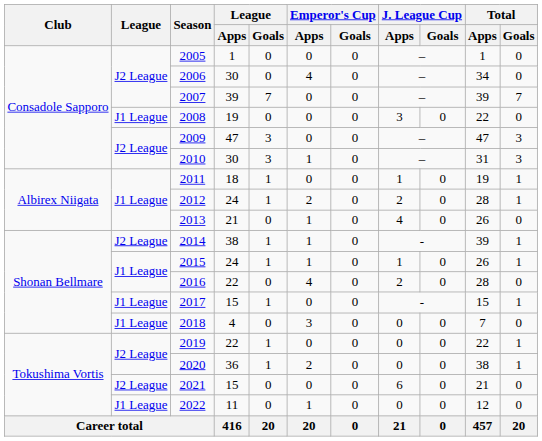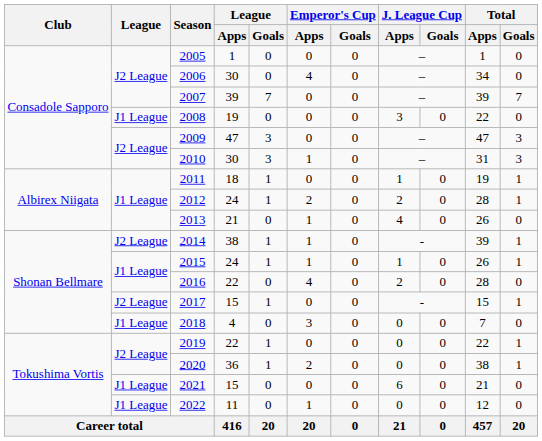(141, 302) J1 League -> (141, 302) J2 League
(141, 384) J2 League -> (141, 384) J1 League
